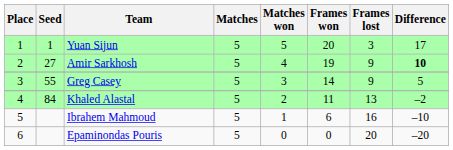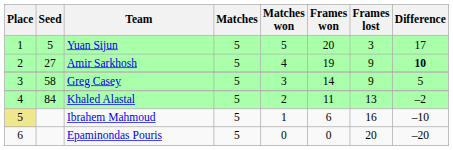(50, 44) 1 -> (50, 44) 5
(50, 81) 55 -> (50, 81) 58
(20, 117) no background -> (20, 117) khaki background
